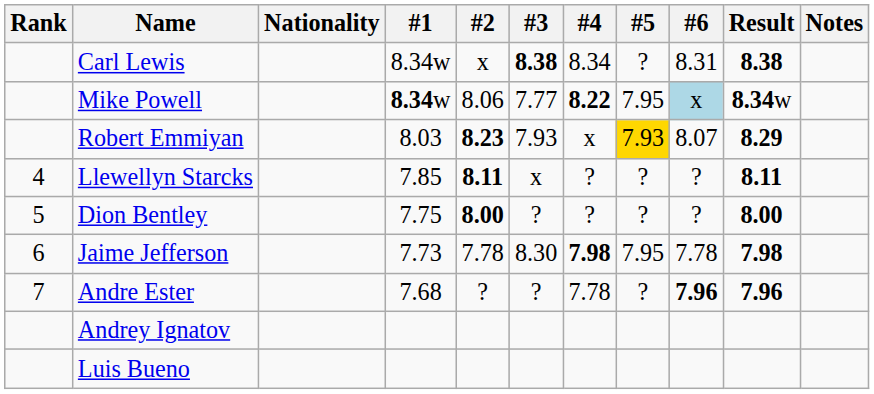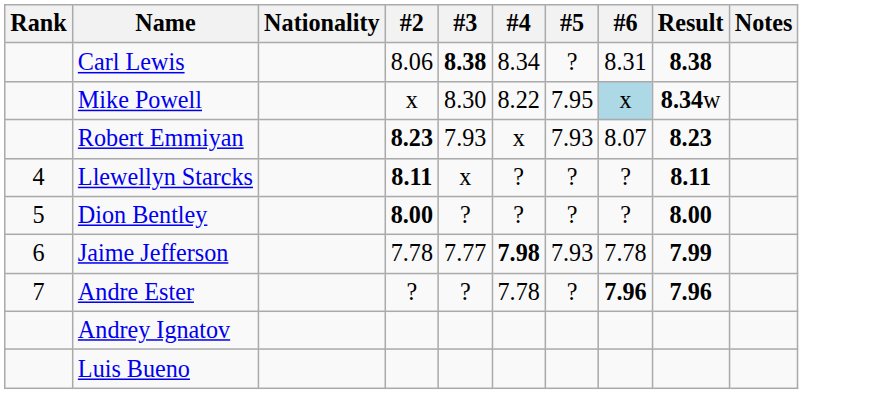- column: (421, 23)
(483, 61) x -> (412, 61) 8.06
(483, 100) 8.06 -> (412, 100) x
(536, 100) 7.77 -> (465, 100) 8.30
(590, 100) bold -> (519, 100) normal
(643, 138) gold background -> (572, 138) no background
(762, 138) 8.29 -> (691, 138) 8.23
(536, 253) 8.30 -> (465, 253) 7.77
(643, 253) 7.95 -> (572, 253) 7.93
(762, 253) 7.98 -> (691, 253) 7.99
